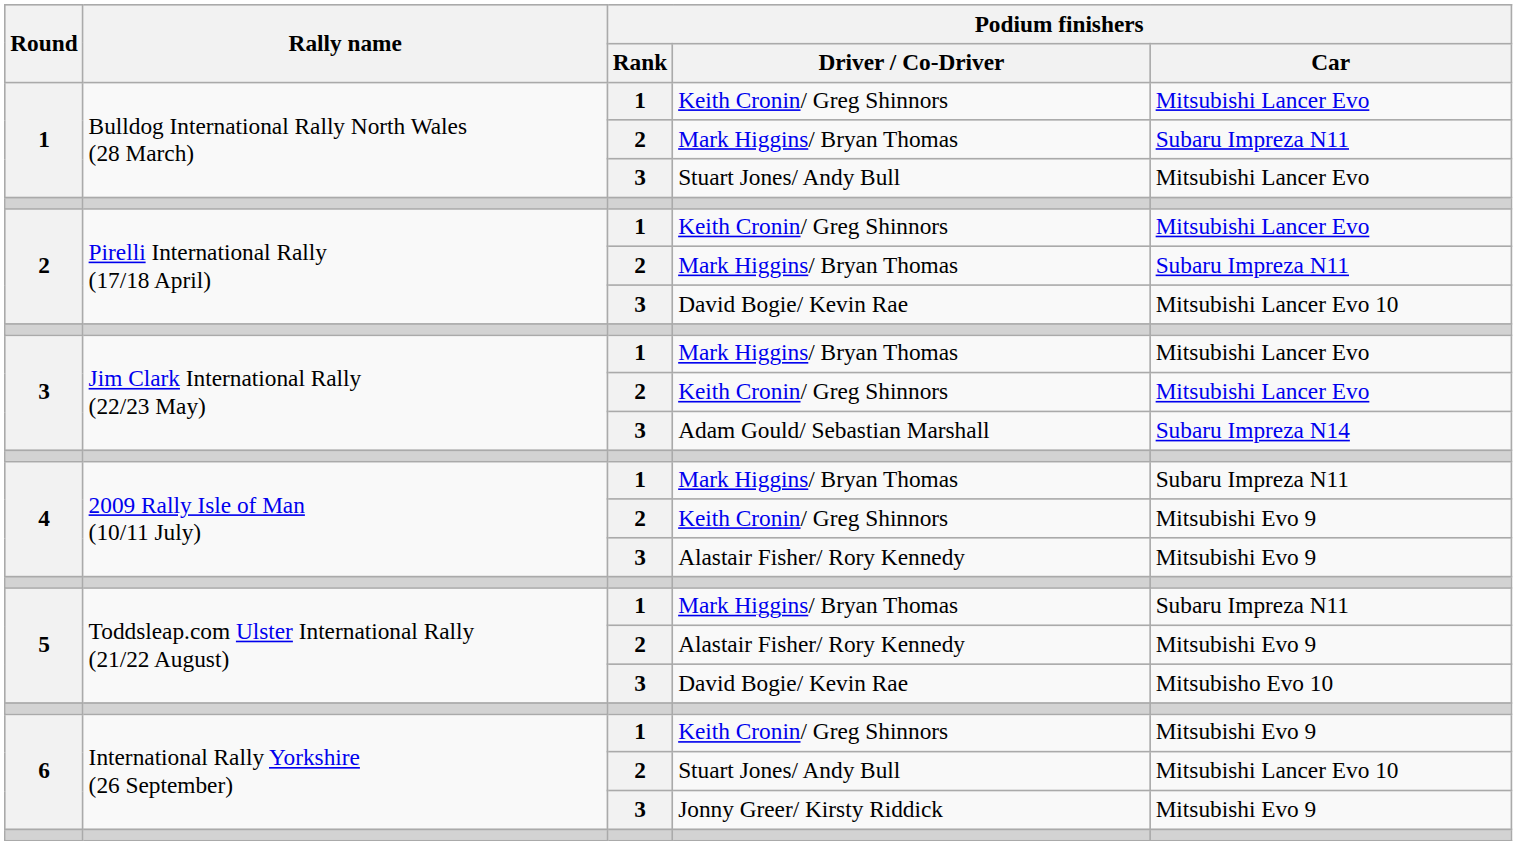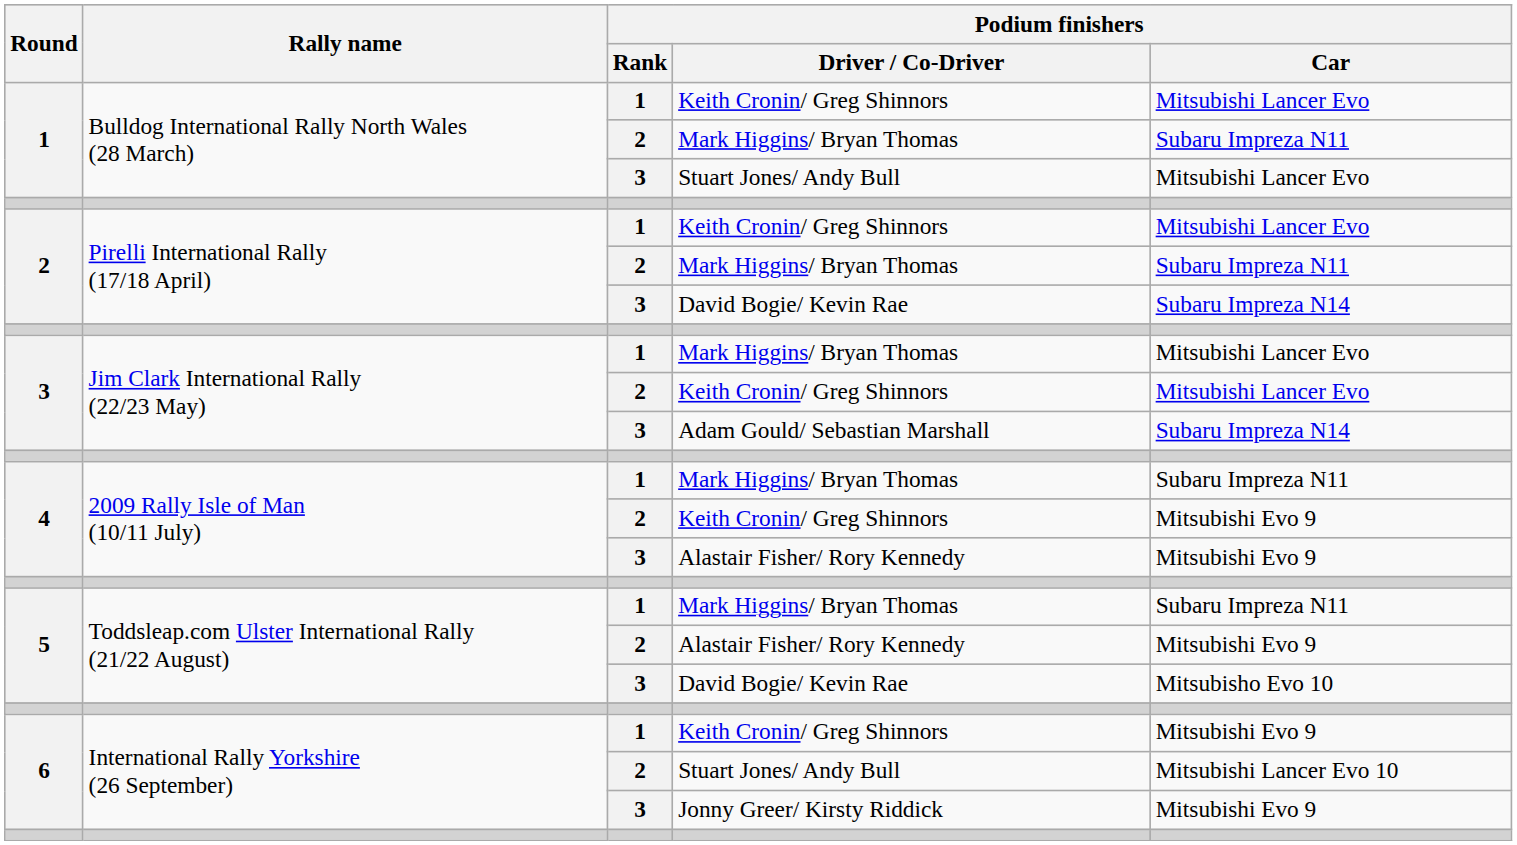(1277, 304) Mitsubishi Lancer Evo 10 -> (1253, 304) Subaru Impreza N14
